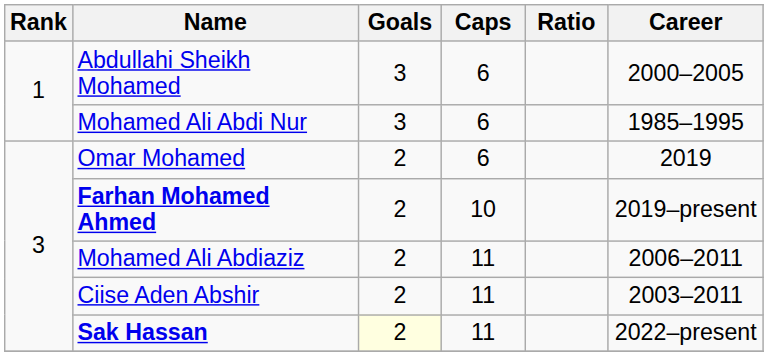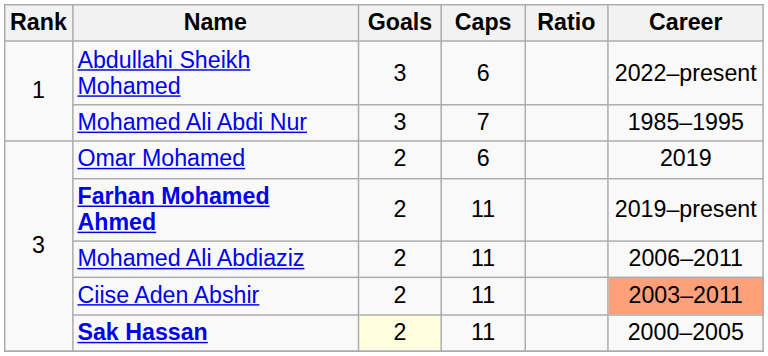(686, 72) 2000–2005 -> (686, 72) 2022–present
(483, 122) 6 -> (483, 122) 7
(483, 209) 10 -> (483, 209) 11
(686, 295) no background -> (686, 295) lightsalmon background
(686, 332) 2022–present -> (686, 332) 2000–2005
